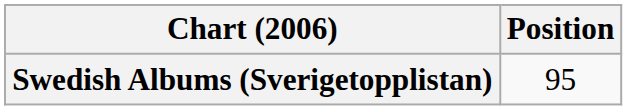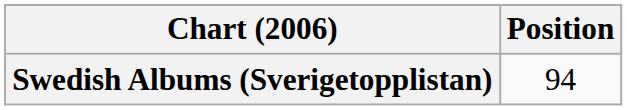(561, 78) 95 -> (561, 78) 94
